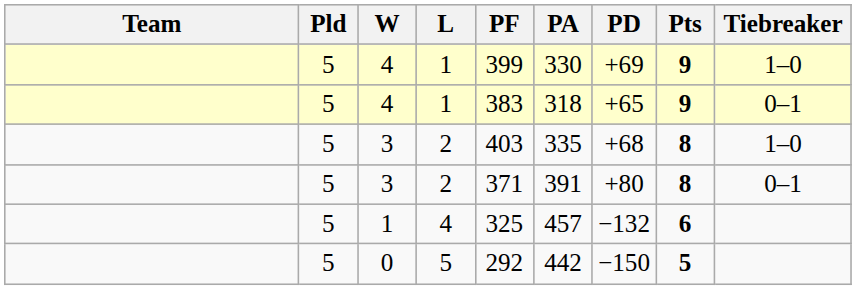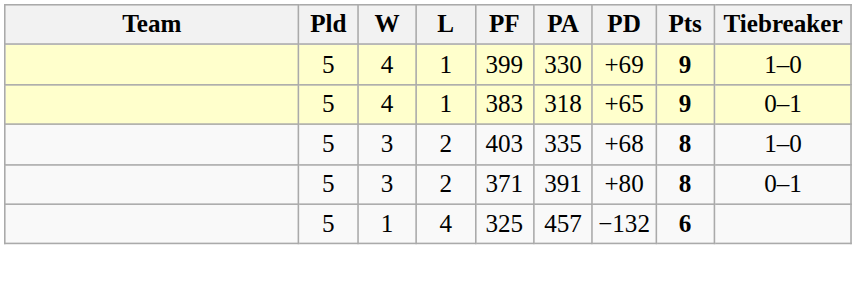- row: (387, 263)
